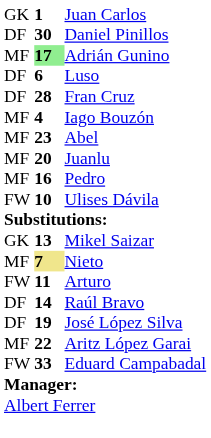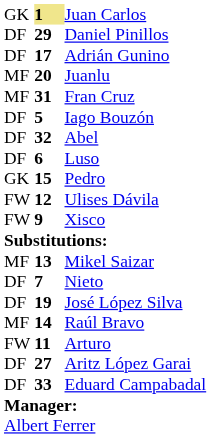(39, 14) no background -> (39, 14) khaki background
(43, 34) 30 -> (43, 34) 29
(17, 55) MF -> (15, 55) DF
(43, 55) lightgreen background -> (43, 55) no background
rows swapped: (82, 75) <-> (87, 158)
(15, 96) DF -> (17, 96) MF
(43, 96) 28 -> (43, 96) 31
(17, 117) MF -> (15, 117) DF
(39, 117) 4 -> (39, 117) 5
(17, 137) MF -> (15, 137) DF
(43, 137) 23 -> (43, 137) 32
(17, 178) MF -> (17, 178) GK
(43, 178) 16 -> (43, 178) 15
(43, 199) 10 -> (43, 199) 12
+ row: (85, 219)
(17, 240) GK -> (17, 261) MF
(17, 261) MF -> (15, 281) DF
(39, 261) khaki background -> (39, 281) no background
rows swapped: (88, 281) <-> (124, 322)
(15, 302) DF -> (17, 322) MF
(17, 343) MF -> (15, 363) DF
(43, 343) 22 -> (43, 363) 27
(17, 363) FW -> (15, 384) DF
